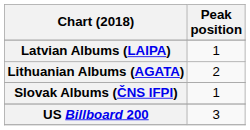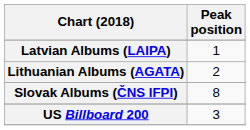(216, 93) 1 -> (216, 93) 8
